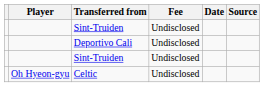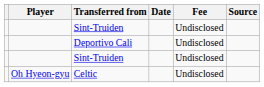columns swapped: (176, 12) <-> (214, 12)
